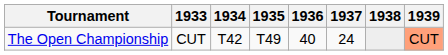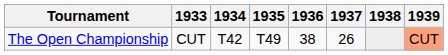(307, 39) 40 -> (307, 39) 38
(346, 39) 24 -> (346, 39) 26
